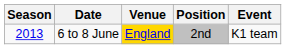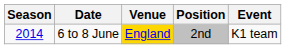(29, 34) 2013 -> (29, 34) 2014
